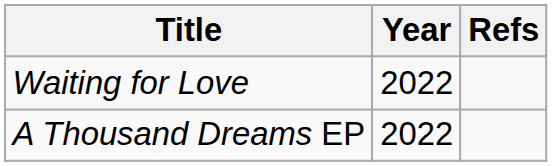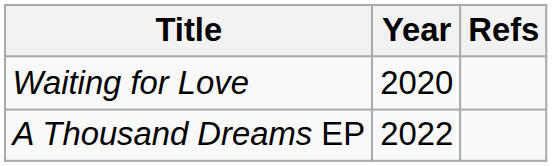(417, 82) 2022 -> (417, 82) 2020
